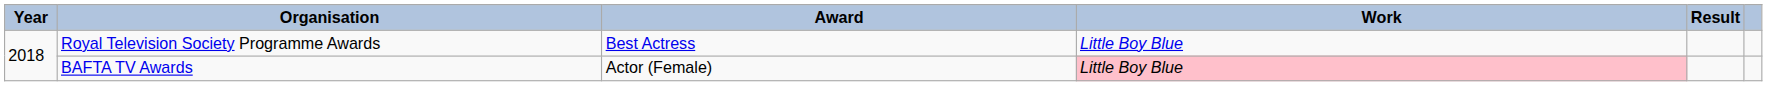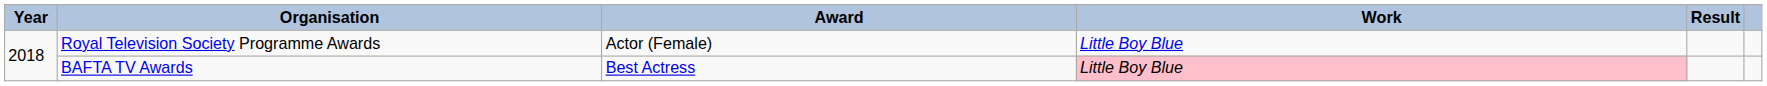(650, 43) Best Actress -> (659, 43) Actor (Female)
(659, 69) Actor (Female) -> (650, 69) Best Actress
